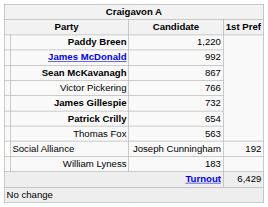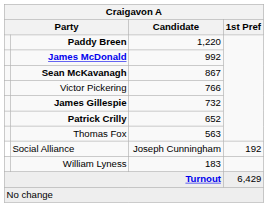(213, 118) 654 -> (213, 118) 652
